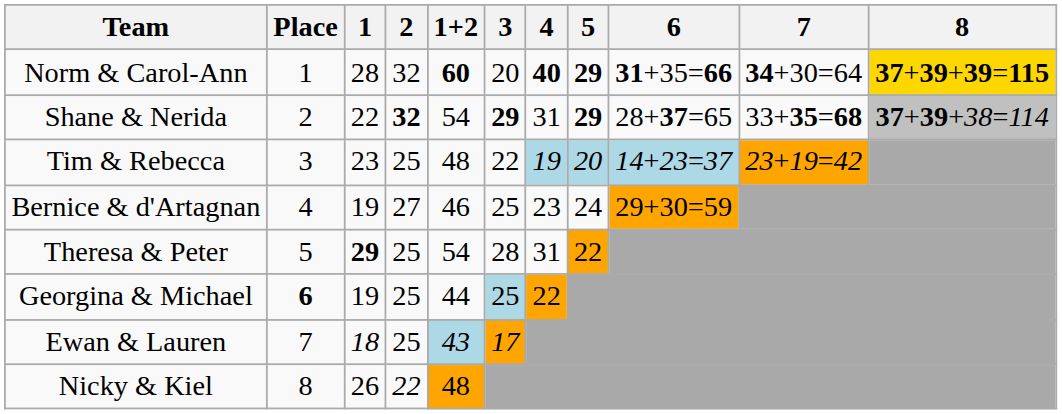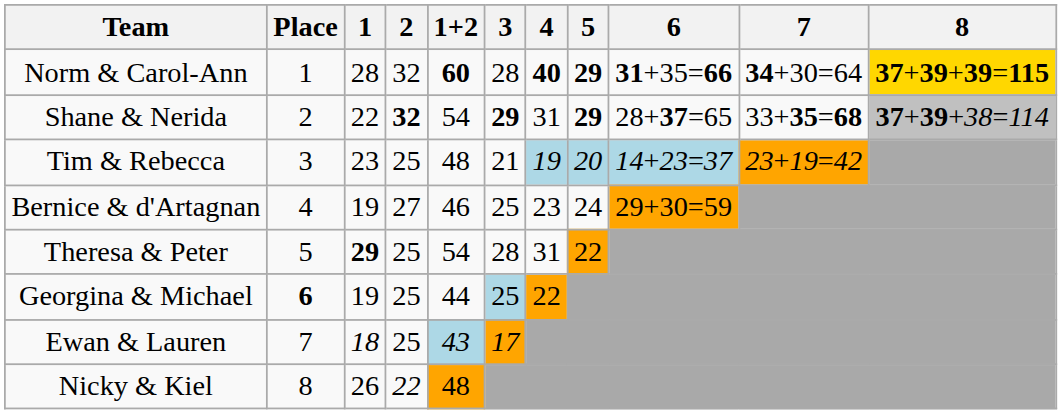(505, 71) 20 -> (505, 71) 28
(505, 161) 22 -> (505, 161) 21
